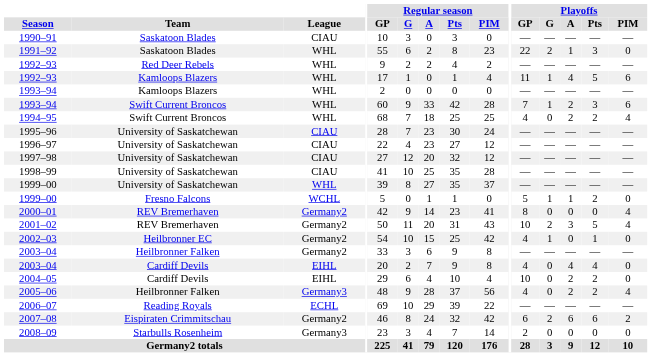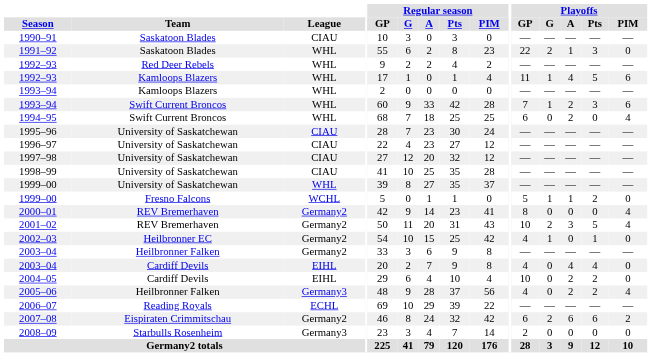(525, 118) 4 -> (525, 118) 6
(595, 118) 2 -> (595, 118) 0
